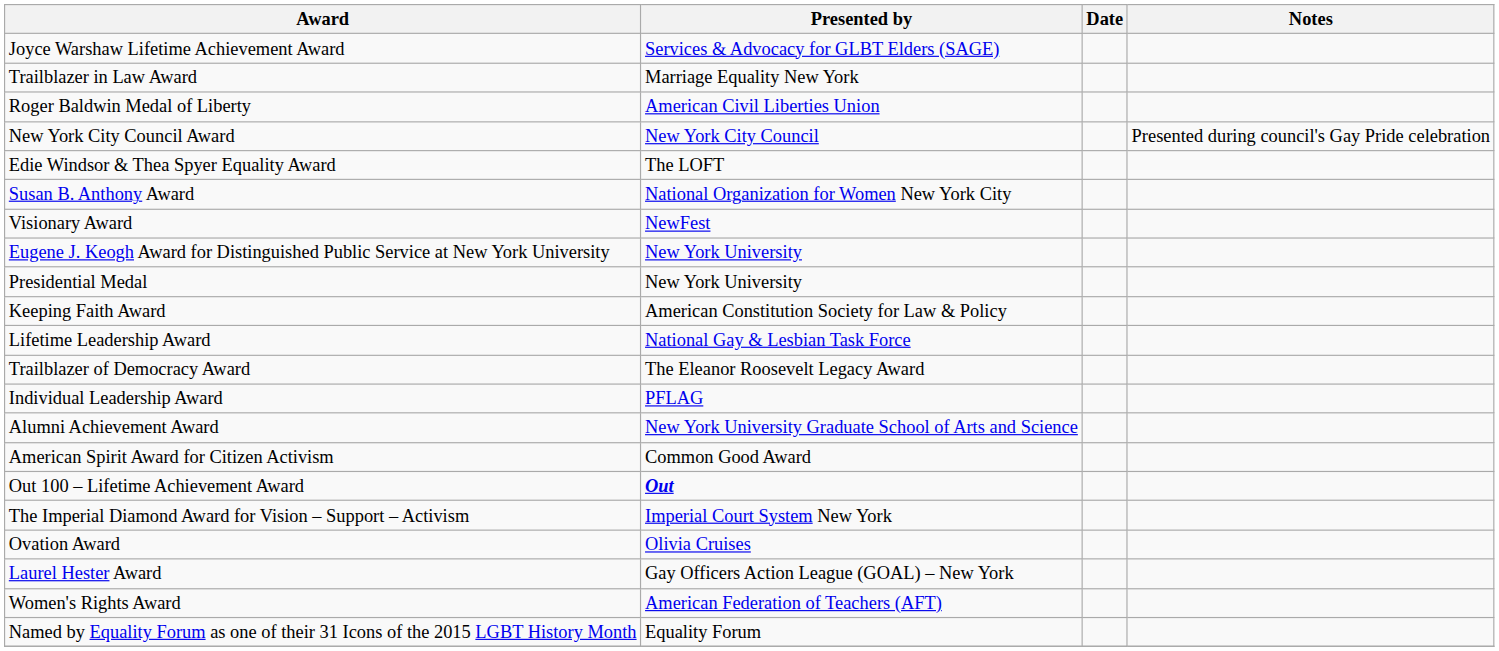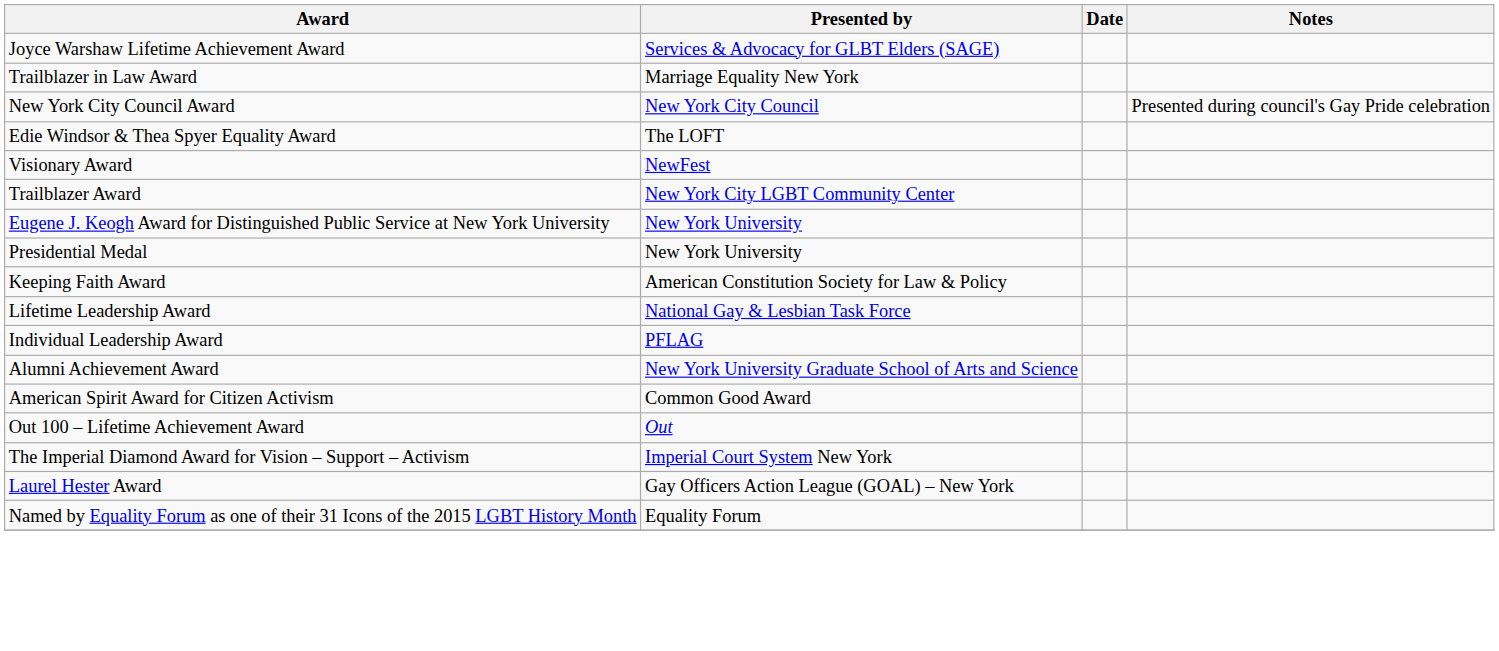- row: (130, 106)
- row: (102, 194)
+ row: (75, 194)
- row: (129, 369)
(659, 485) bold -> (659, 427) normal
- row: (64, 544)
- row: (95, 602)
